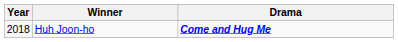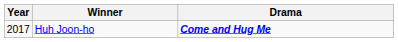(18, 29) 2018 -> (18, 29) 2017
